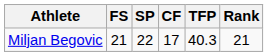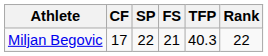columns swapped: (171, 17) <-> (119, 17)
(241, 40) 21 -> (241, 40) 22
